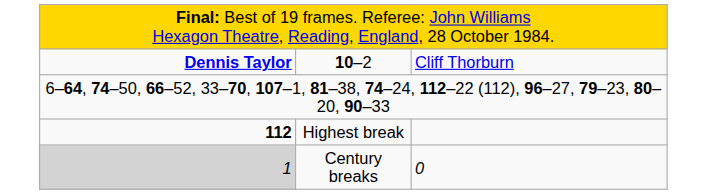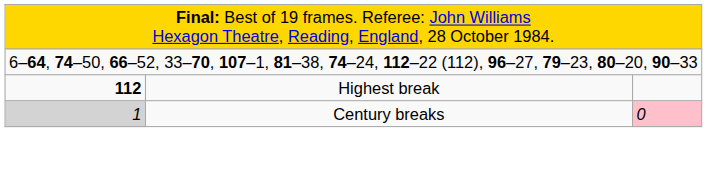- row: (353, 62)
(420, 168) no background -> (641, 114) pink background
